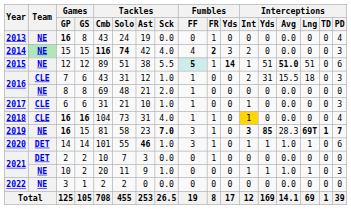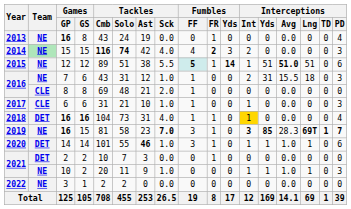(42, 78) CLE -> (42, 78) NE
(42, 91) NE -> (42, 91) CLE
(42, 118) CLE -> (42, 118) DET
